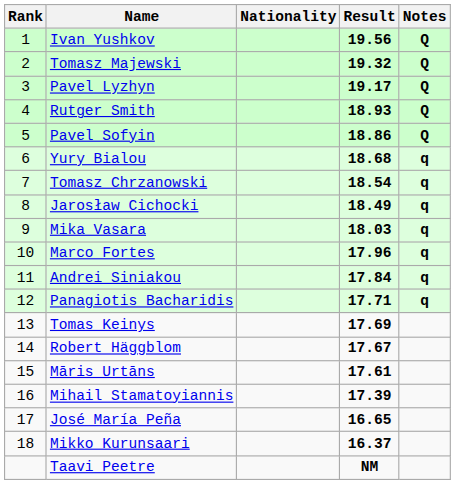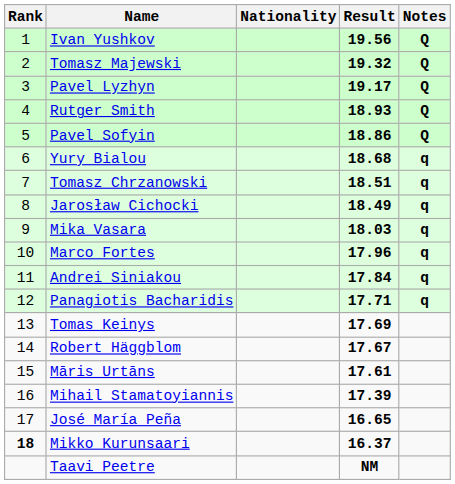(370, 183) 18.54 -> (370, 183) 18.51
(25, 444) normal -> (25, 444) bold
